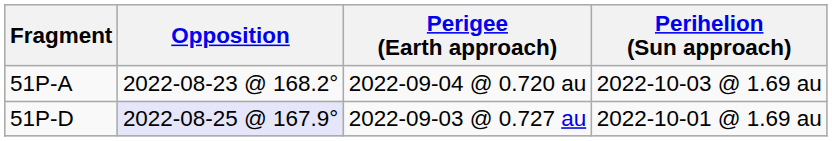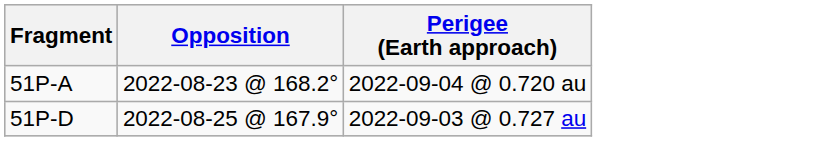- column: (709, 35)
(231, 119) lavender background -> (231, 119) no background
